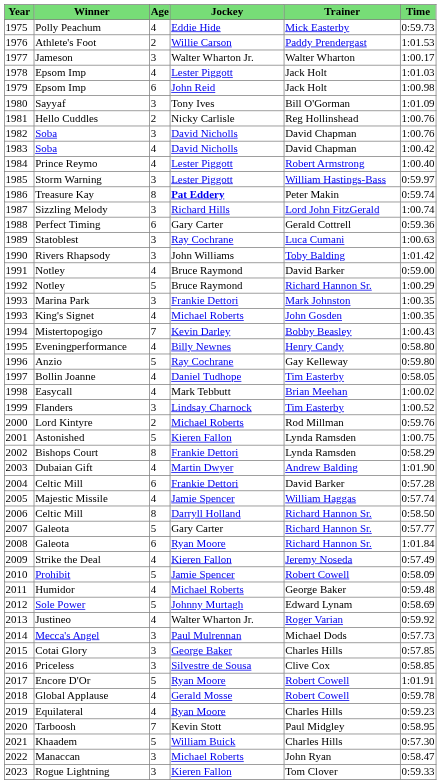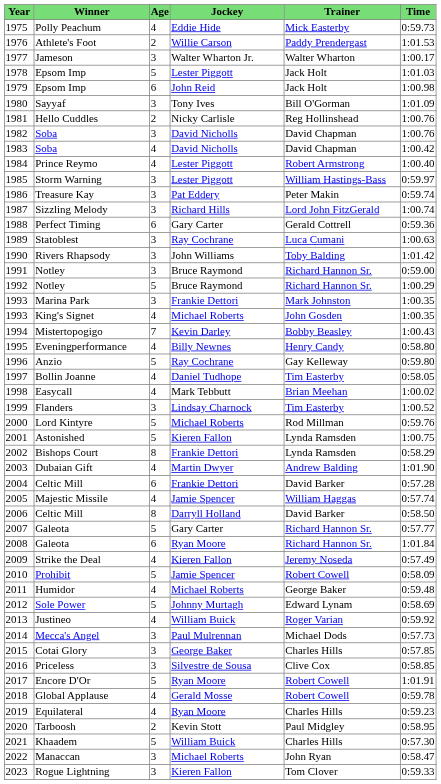(153, 72) 4 -> (153, 72) 5
(153, 194) 8 -> (153, 194) 3
(198, 194) bold -> (195, 194) normal
(153, 270) 4 -> (153, 270) 3
(315, 270) David Barker -> (328, 270) Richard Hannon Sr.
(153, 422) 2 -> (153, 422) 5
(328, 513) Richard Hannon Sr. -> (315, 513) David Barker
(212, 620) Walter Wharton Jr. -> (203, 620) William Buick
(153, 726) 7 -> (153, 726) 2
